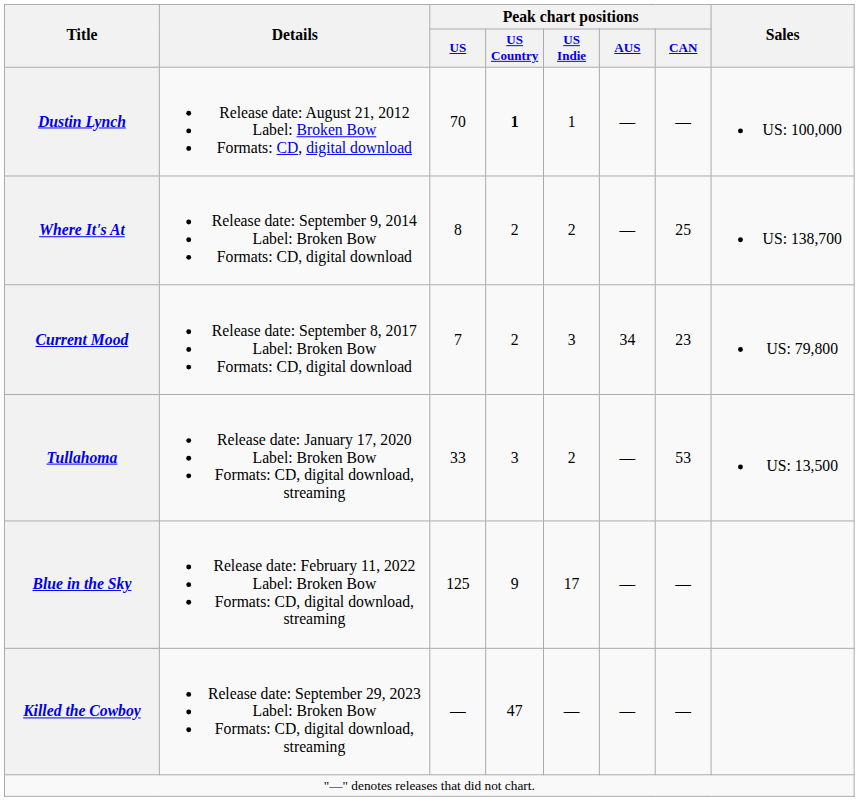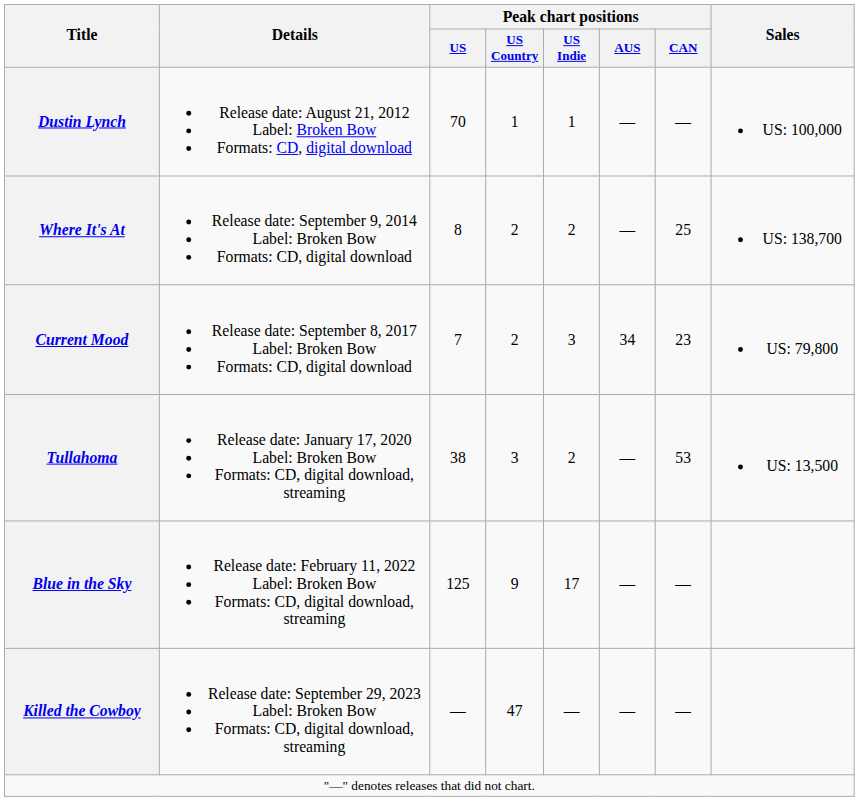(515, 121) bold -> (515, 121) normal
(458, 457) 33 -> (458, 457) 38
